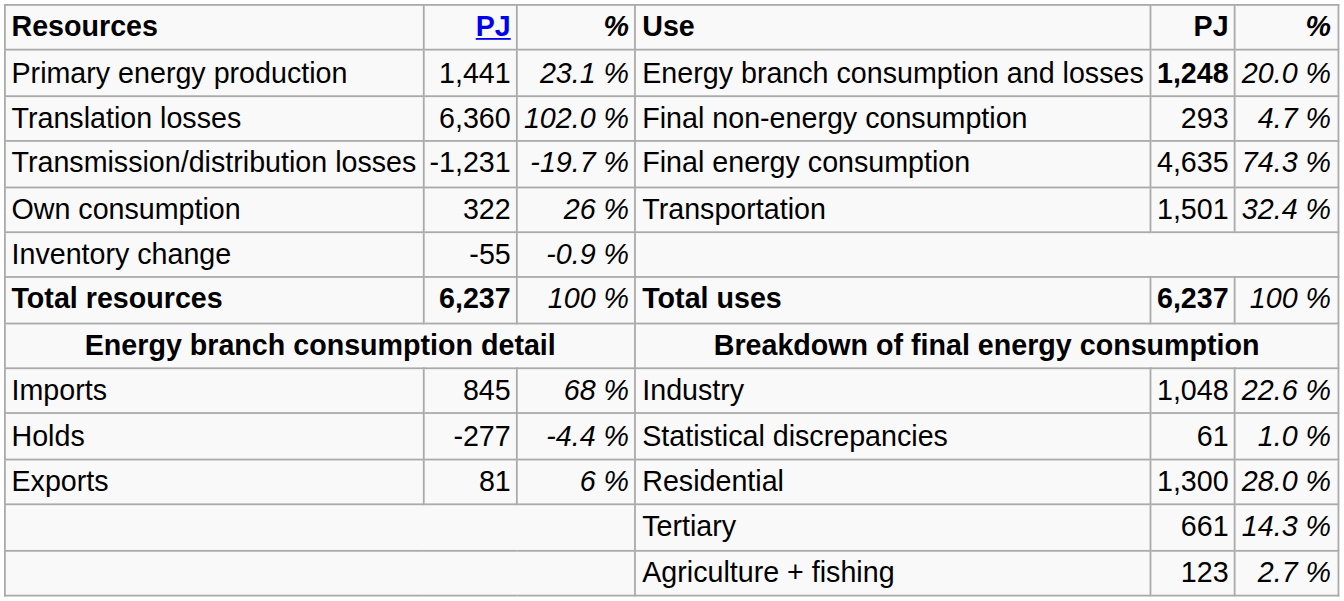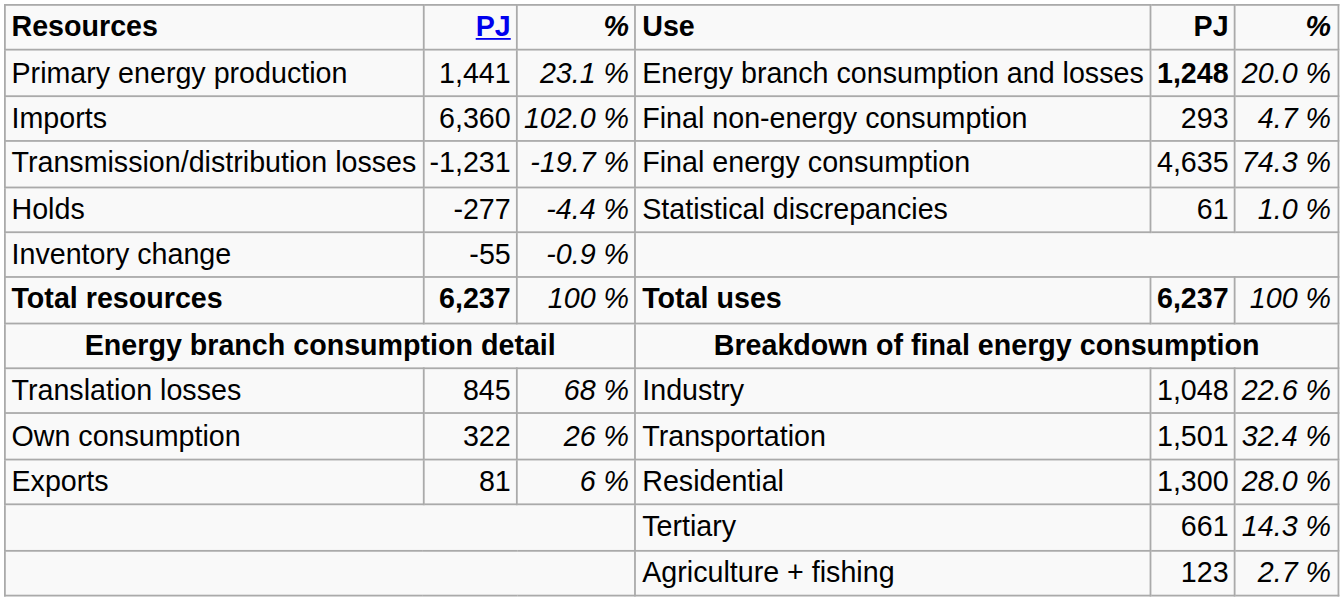(126, 118) Translation losses -> (59, 118) Imports
rows swapped: (795, 436) <-> (734, 208)
(59, 390) Imports -> (126, 390) Translation losses
